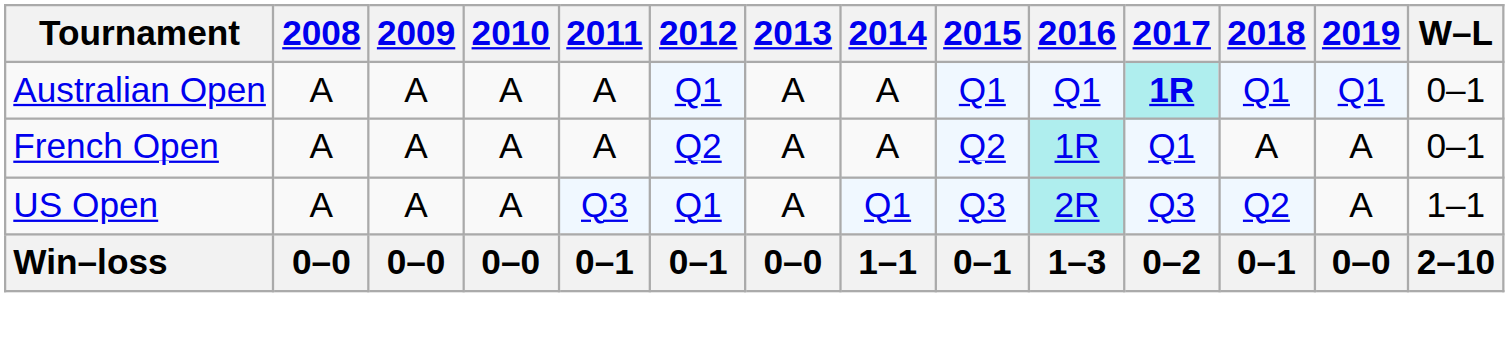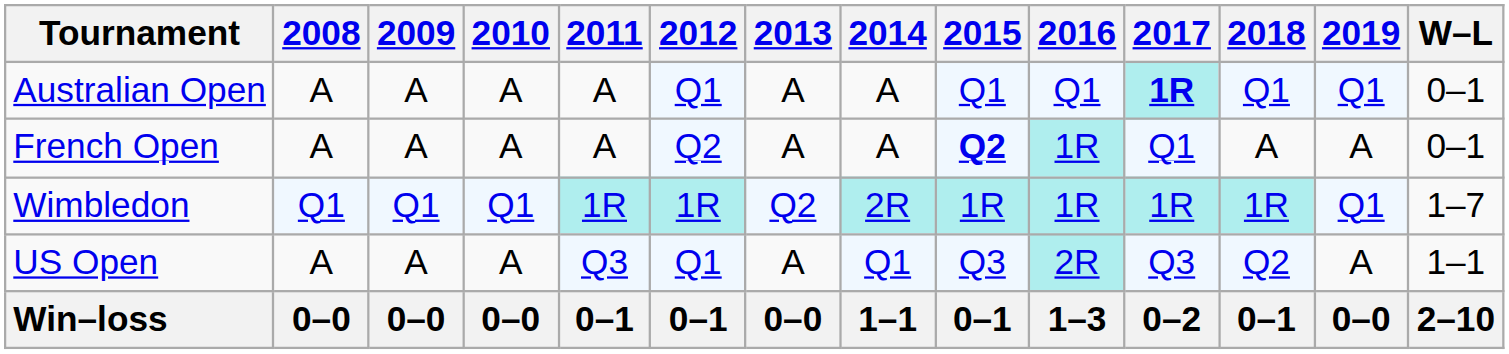(982, 146) normal -> (982, 146) bold
+ row: (101, 204)
